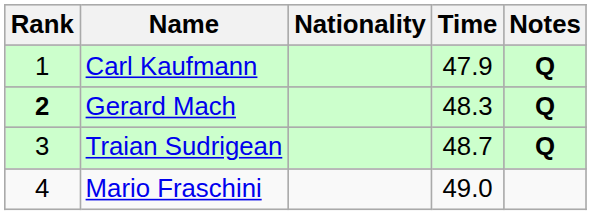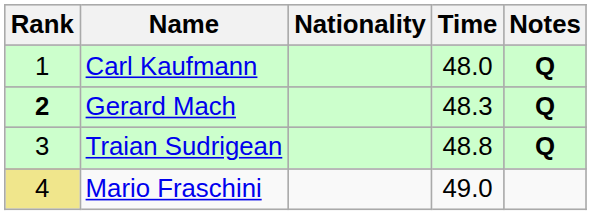(468, 65) 47.9 -> (468, 65) 48.0
(468, 147) 48.7 -> (468, 147) 48.8
(42, 188) no background -> (42, 188) khaki background
